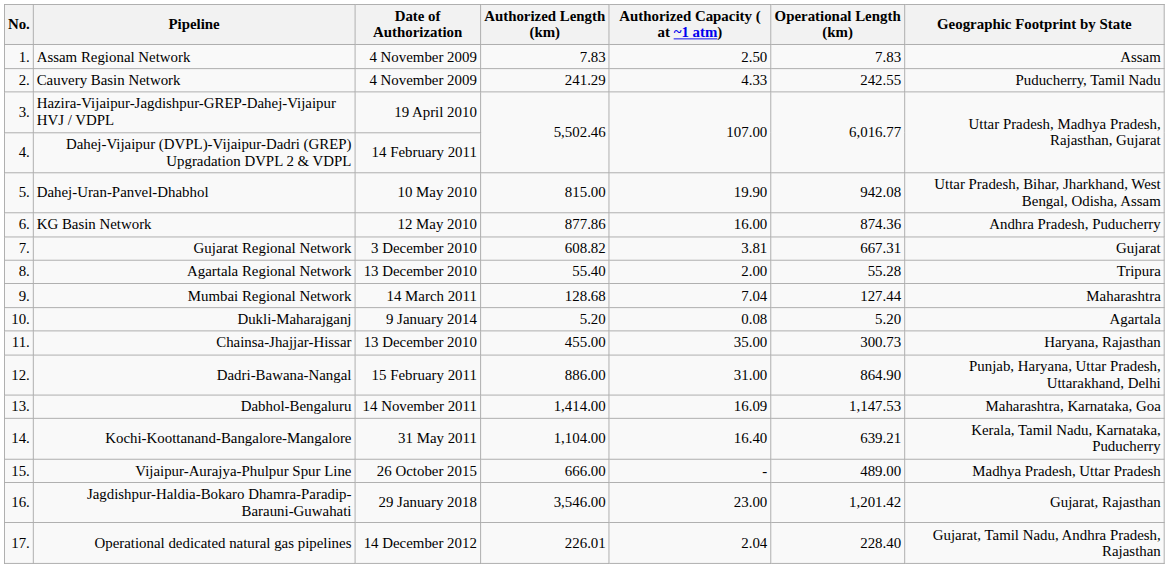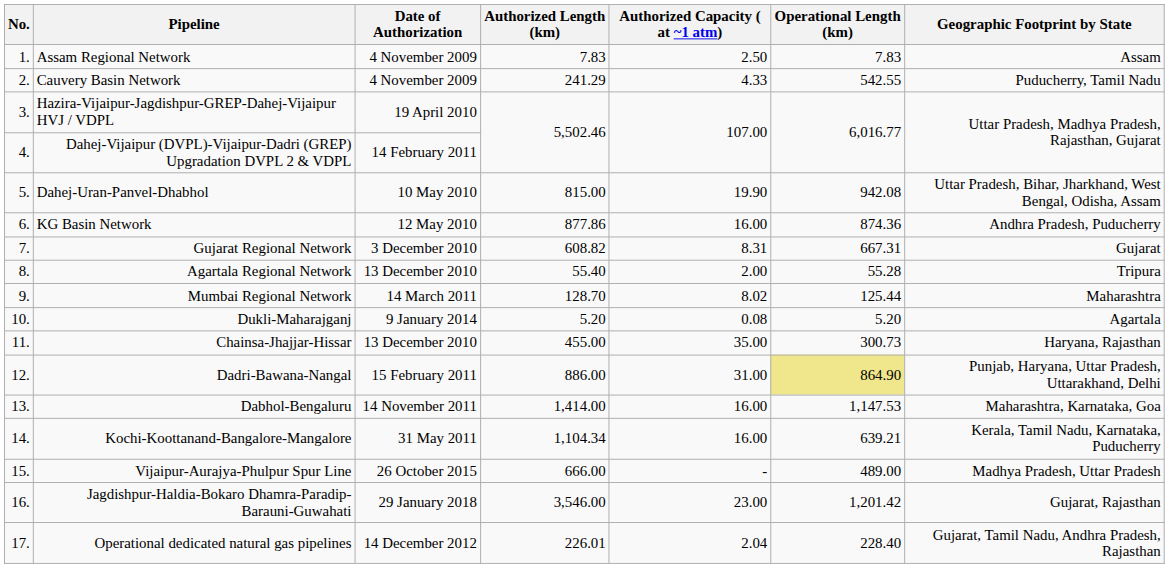(881, 80) 242.55 -> (881, 80) 542.55
(754, 248) 3.81 -> (754, 248) 8.31
(585, 295) 128.68 -> (585, 295) 128.70
(754, 295) 7.04 -> (754, 295) 8.02
(881, 295) 127.44 -> (881, 295) 125.44
(881, 374) no background -> (881, 374) khaki background
(751, 406) 16.09 -> (751, 406) 16.00
(580, 438) 1,104.00 -> (580, 438) 1,104.34
(751, 438) 16.40 -> (751, 438) 16.00
